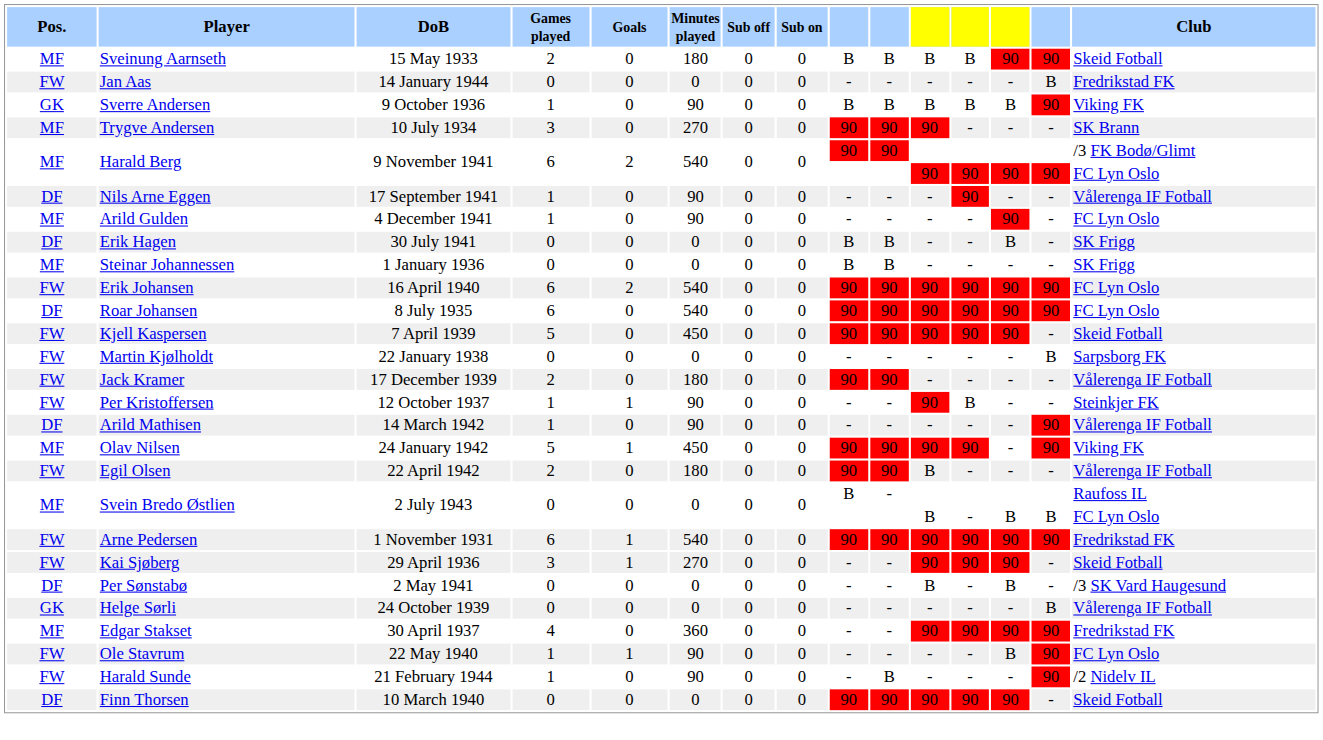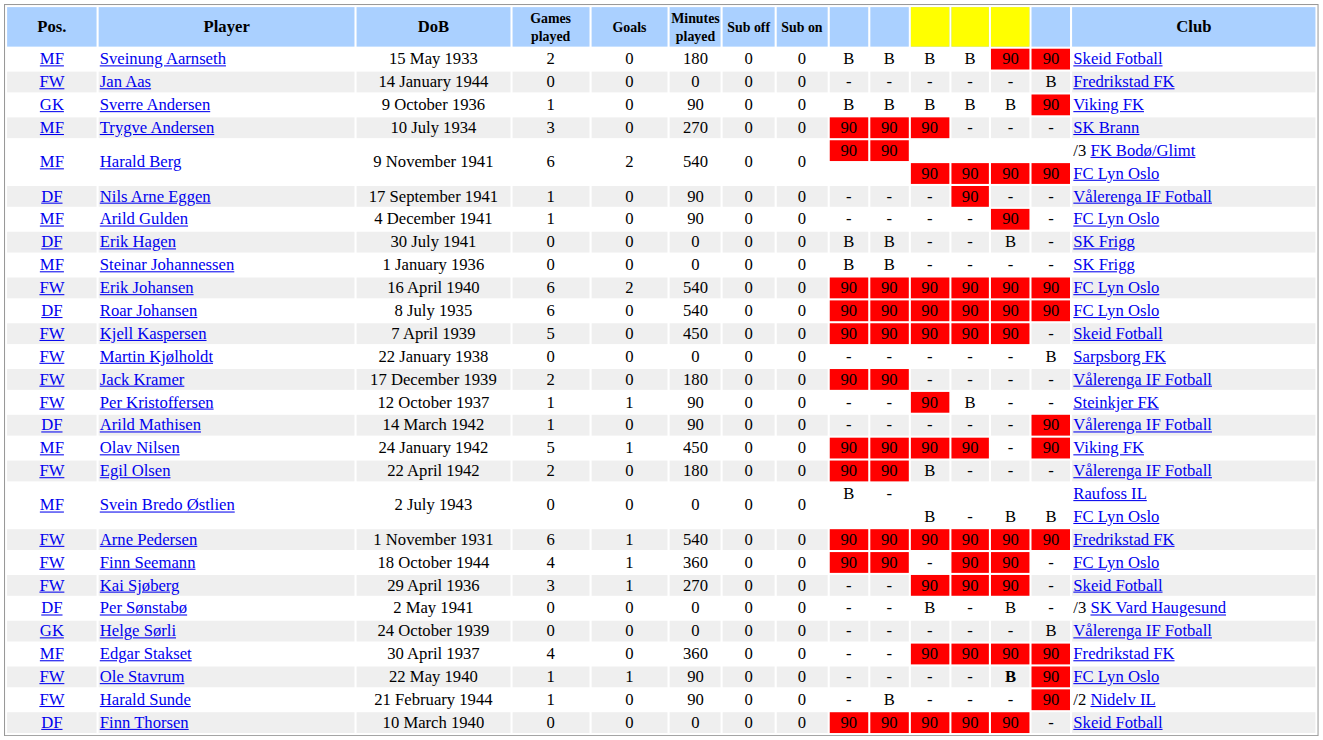+ row: (148, 562)
(1011, 653) normal -> (1011, 676) bold
